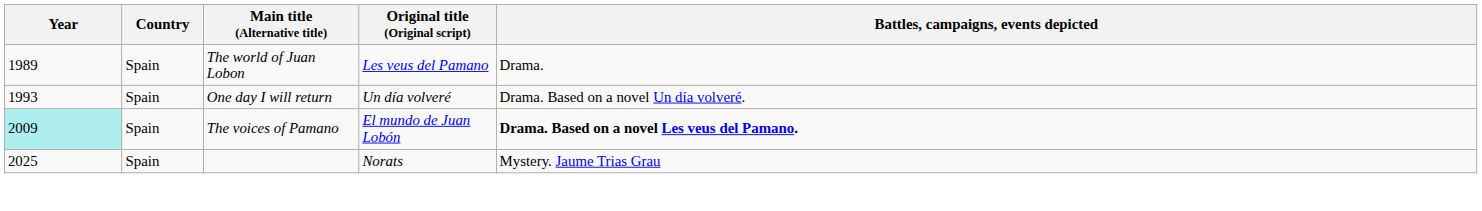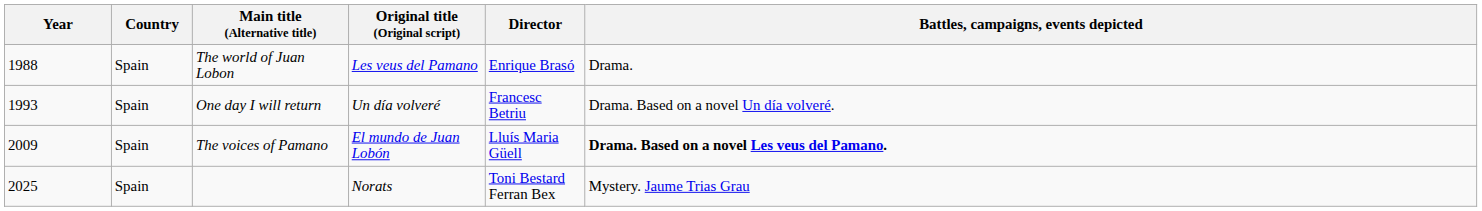+ column: (535, 24)
(23, 65) 1989 -> (23, 65) 1988
(23, 128) paleturquoise background -> (23, 145) no background
